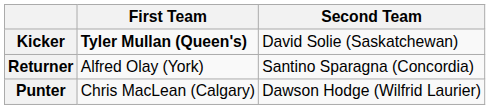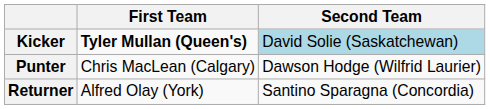(360, 41) no background -> (360, 41) lightblue background
rows swapped: (41, 91) <-> (41, 66)
